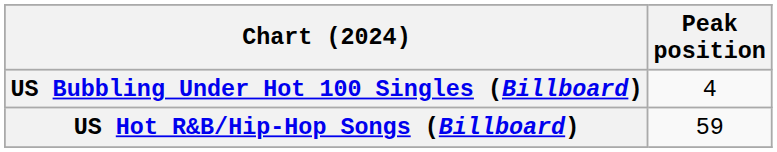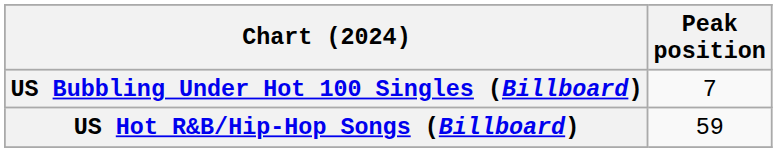(710, 89) 4 -> (710, 89) 7
